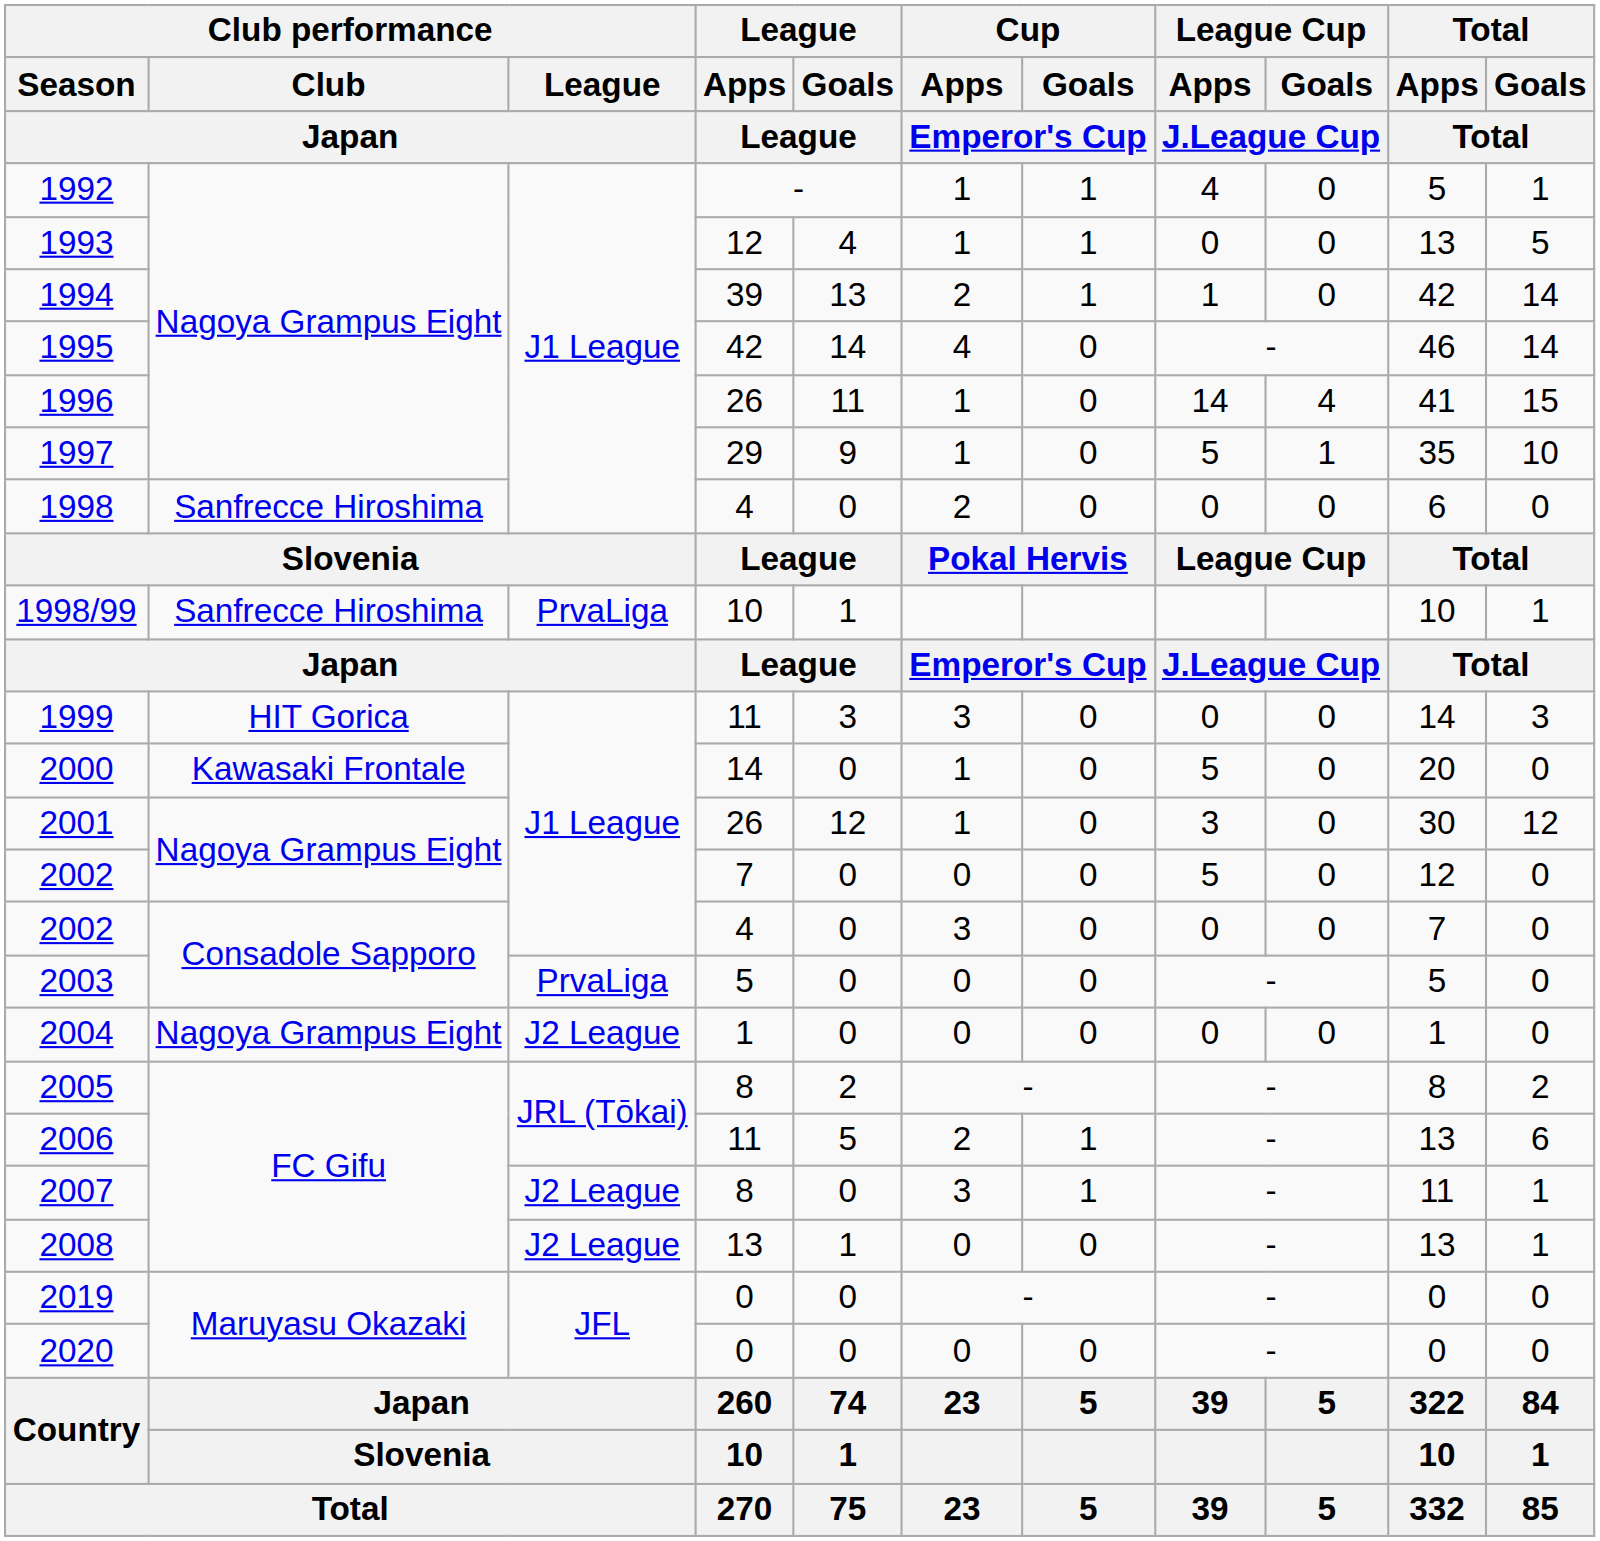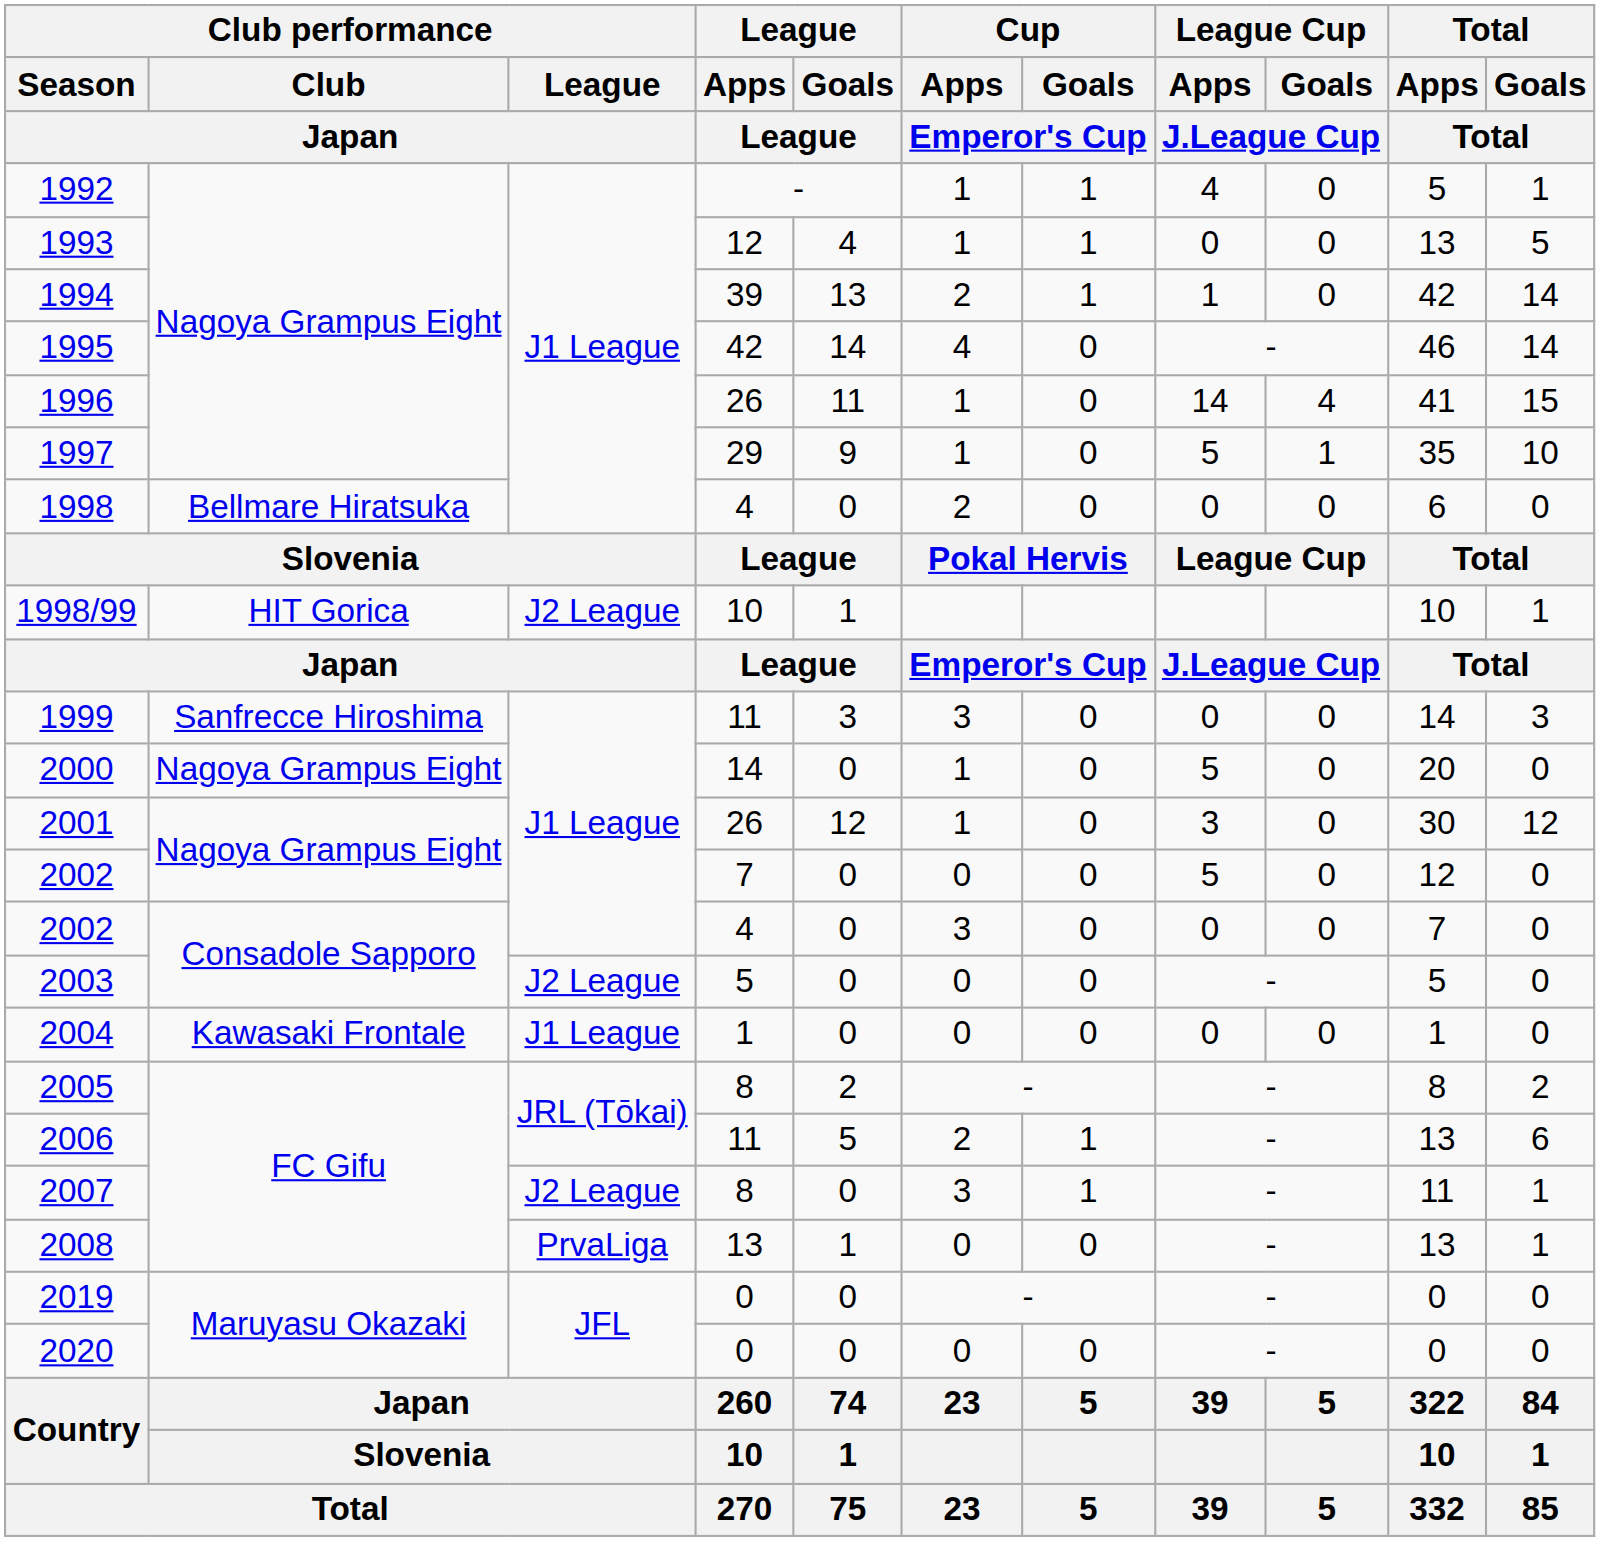(329, 505) Sanfrecce Hiroshima -> (329, 505) Bellmare Hiratsuka
(329, 611) Sanfrecce Hiroshima -> (329, 611) HIT Gorica
(602, 611) PrvaLiga -> (602, 611) J2 League
(329, 717) HIT Gorica -> (329, 717) Sanfrecce Hiroshima
(329, 769) Kawasaki Frontale -> (329, 769) Nagoya Grampus Eight
(602, 980) PrvaLiga -> (602, 980) J2 League
(329, 1033) Nagoya Grampus Eight -> (329, 1033) Kawasaki Frontale
(602, 1033) J2 League -> (602, 1033) J1 League
(602, 1244) J2 League -> (602, 1244) PrvaLiga
